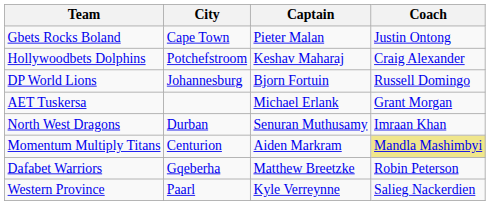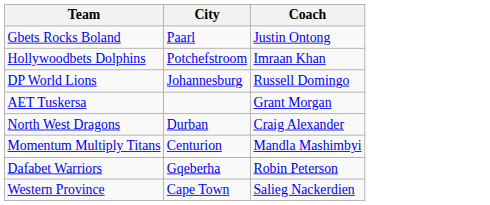- column: (311, 15)
(198, 37) Cape Town -> (181, 37) Paarl
(419, 59) Craig Alexander -> (290, 59) Imraan Khan
(410, 124) Imraan Khan -> (299, 124) Craig Alexander
(428, 146) khaki background -> (308, 146) no background
(181, 189) Paarl -> (198, 189) Cape Town
